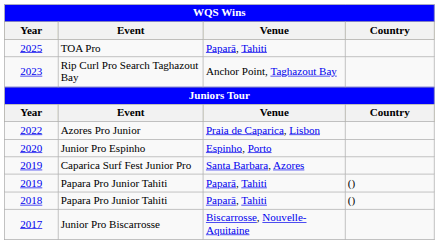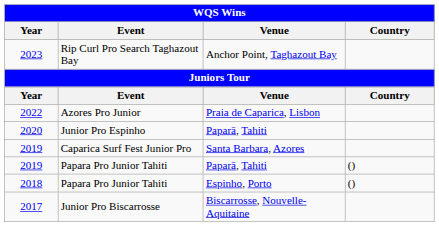- row: (31, 48)
(239, 148) Espinho, Porto -> (236, 130) Paparā, Tahiti
(236, 200) Paparā, Tahiti -> (239, 183) Espinho, Porto
